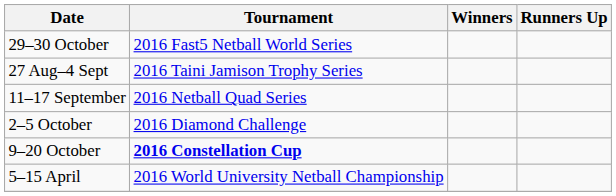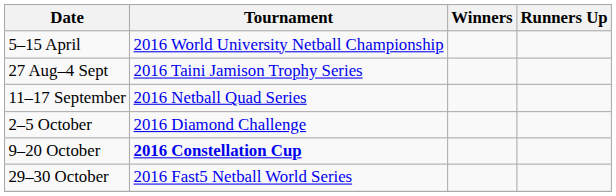rows swapped: (45, 177) <-> (59, 44)
